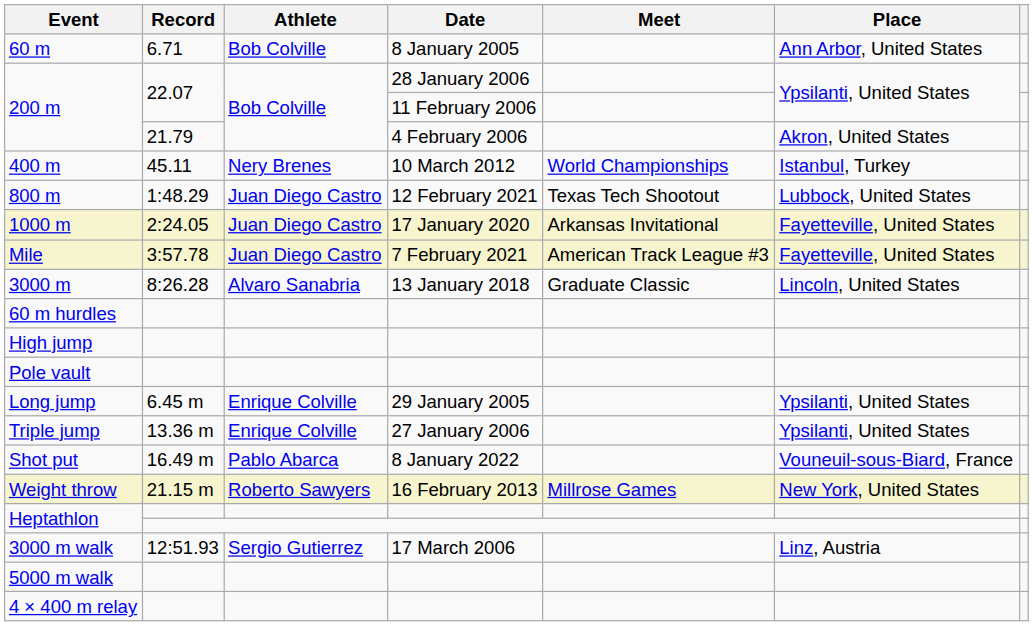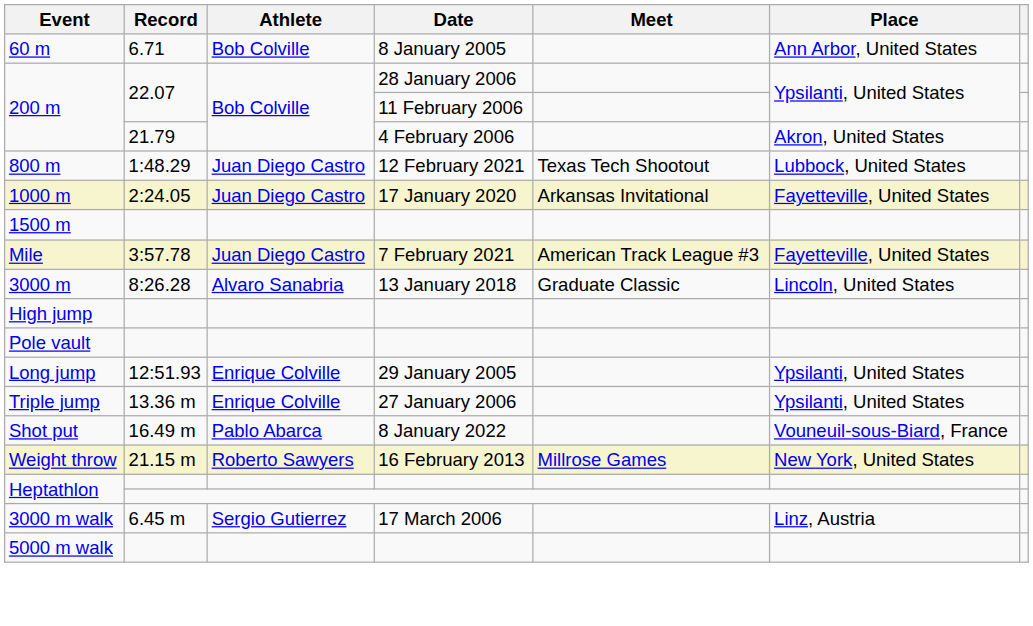- row: (35, 166)
+ row: (40, 225)
- row: (62, 313)
(175, 401) 6.45 m -> (165, 372) 12:51.93
(183, 548) 12:51.93 -> (157, 519) 6.45 m
- row: (73, 607)
